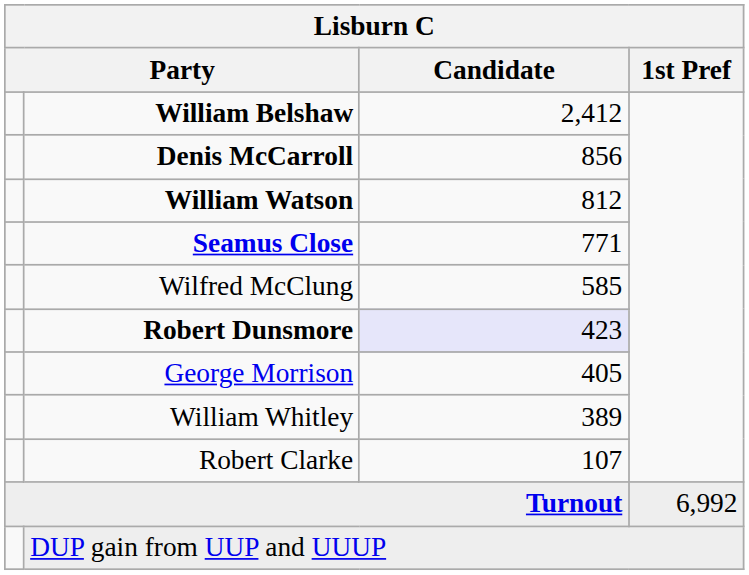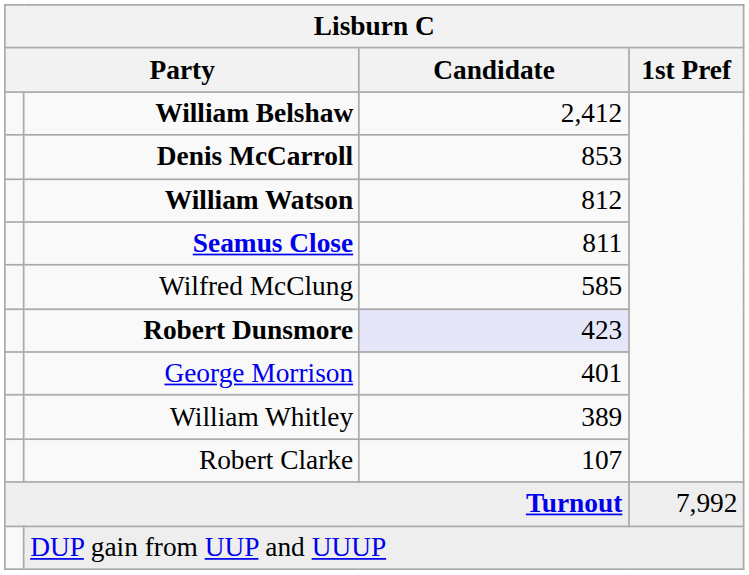(602, 156) 856 -> (602, 156) 853
(602, 243) 771 -> (602, 243) 811
(602, 373) 405 -> (602, 373) 401
(707, 503) 6,992 -> (707, 503) 7,992
